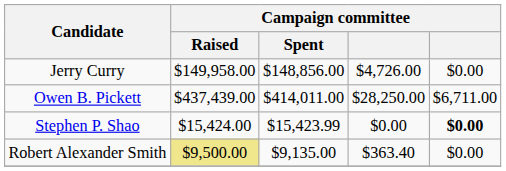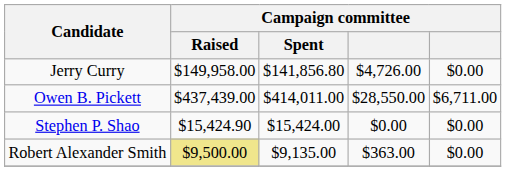(304, 71) $148,856.00 -> (304, 71) $141,856.80
(389, 98) $28,250.00 -> (389, 98) $28,550.00
(215, 125) $15,424.00 -> (215, 125) $15,424.90
(304, 125) $15,423.99 -> (304, 125) $15,424.00
(465, 125) bold -> (465, 125) normal
(389, 152) $363.40 -> (389, 152) $363.00
